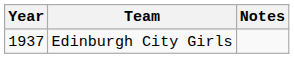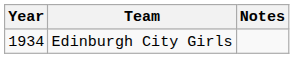(26, 41) 1937 -> (26, 41) 1934
